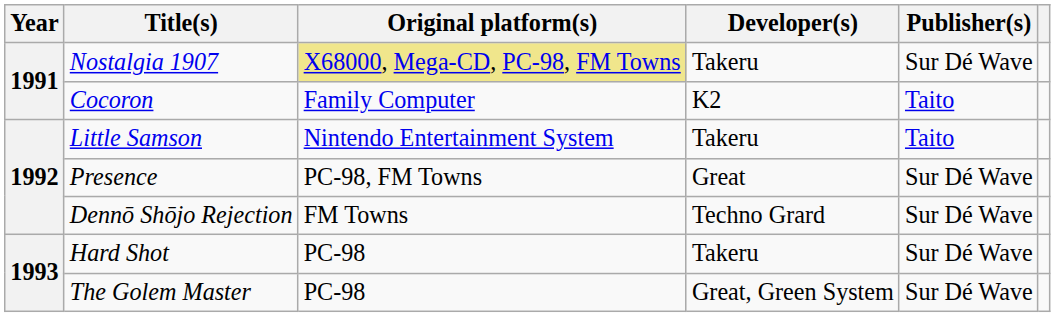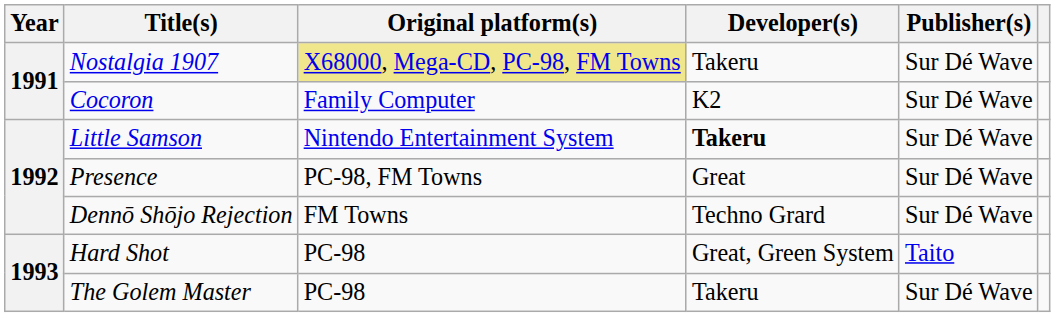(930, 100) Taito -> (969, 100) Sur Dé Wave
(725, 138) normal -> (729, 138) bold
(930, 138) Taito -> (969, 138) Sur Dé Wave
(725, 253) Takeru -> (793, 253) Great, Green System
(969, 253) Sur Dé Wave -> (930, 253) Taito
(793, 291) Great, Green System -> (725, 291) Takeru
